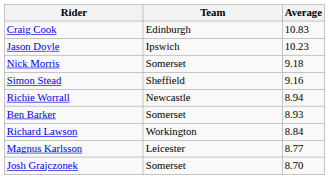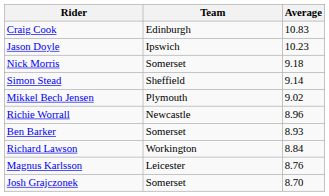(294, 81) 9.16 -> (294, 81) 9.14
+ row: (50, 98)
(294, 98) 8.94 -> (294, 115) 8.96
(294, 149) 8.77 -> (294, 166) 8.76
